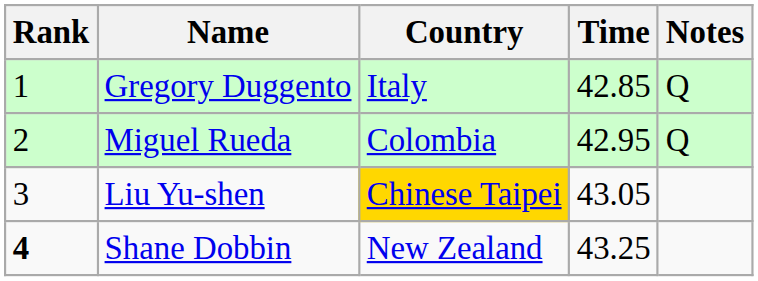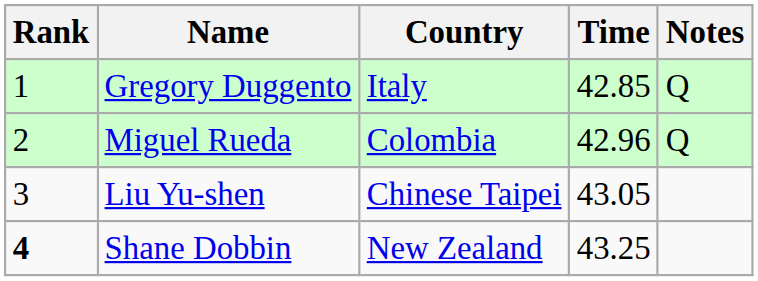(614, 140) 42.95 -> (614, 140) 42.96
(464, 194) gold background -> (464, 194) no background
